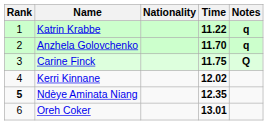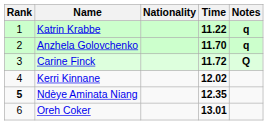(214, 62) 11.75 -> (214, 62) 11.72
